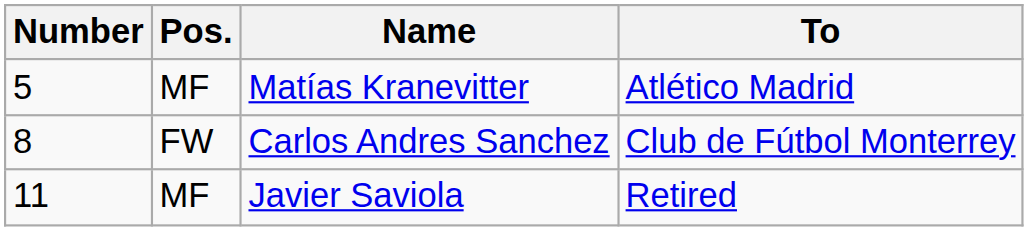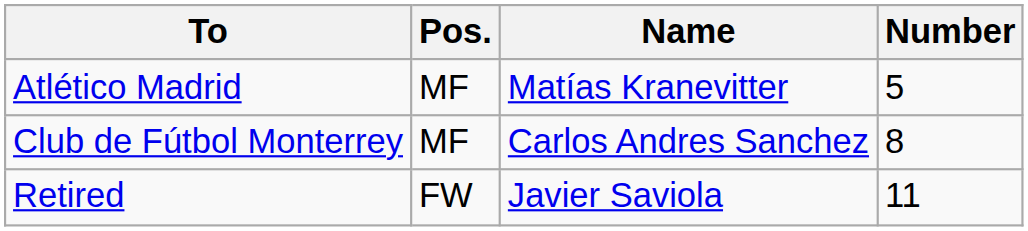columns swapped: (78, 31) <-> (821, 31)
(186, 141) FW -> (444, 141) MF
(185, 196) MF -> (446, 196) FW
